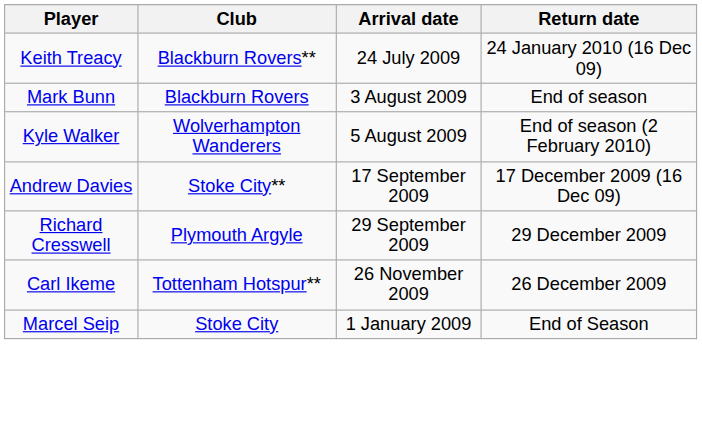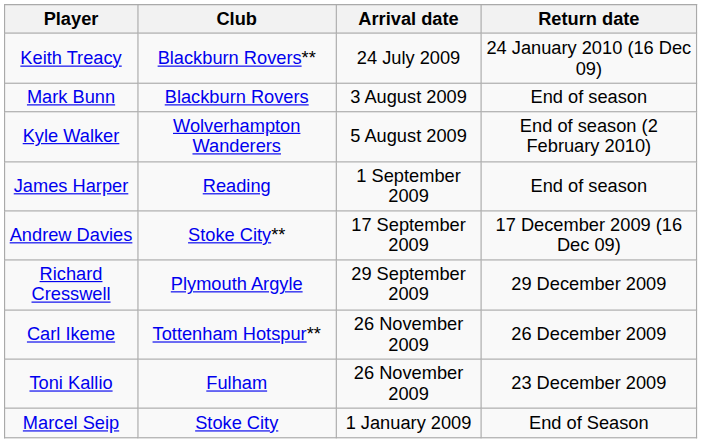+ row: (71, 185)
+ row: (71, 383)
